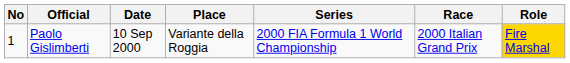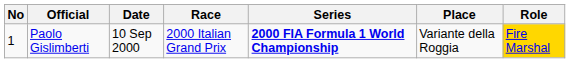columns swapped: (209, 14) <-> (458, 14)
(329, 41) normal -> (328, 41) bold
